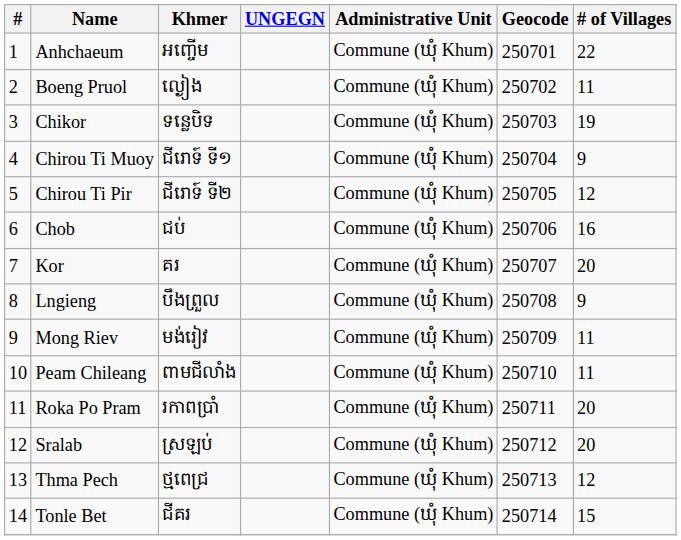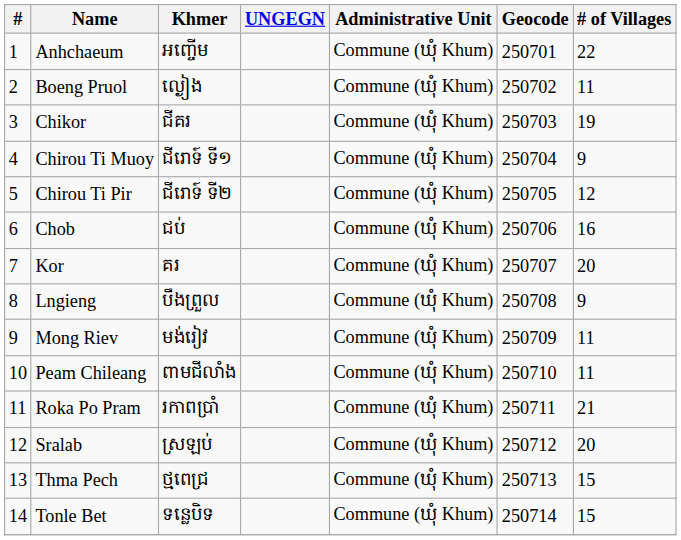(188, 121) ទន្លេបិទ -> (177, 121) ជីគរ
(586, 408) 20 -> (586, 408) 21
(586, 480) 12 -> (586, 480) 15
(177, 515) ជីគរ -> (188, 515) ទន្លេបិទ
